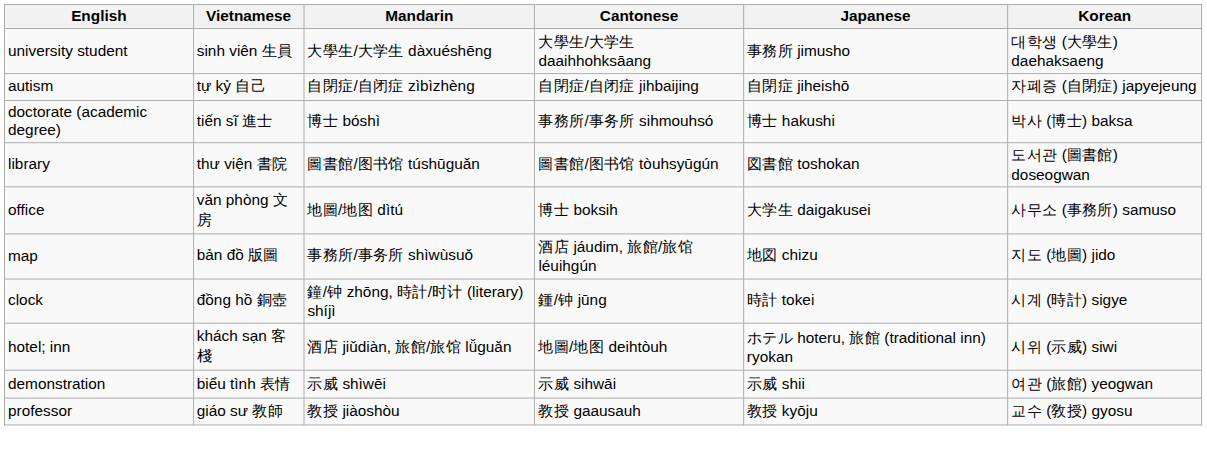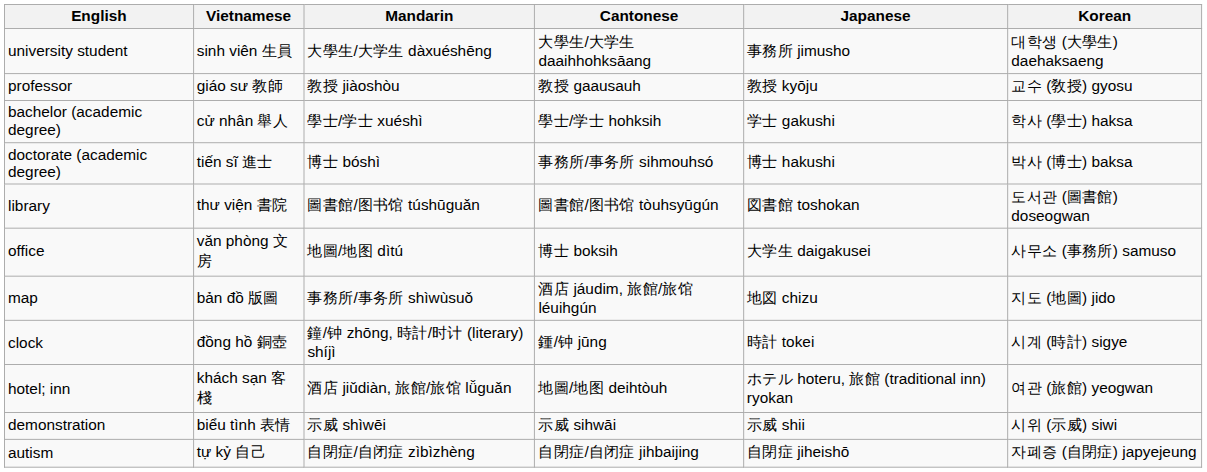rows swapped: (40, 411) <-> (31, 86)
+ row: (75, 121)
(1064, 346) 시위 (示威) siwi -> (1082, 388) 여관 (旅館) yeogwan
(1082, 383) 여관 (旅館) yeogwan -> (1064, 425) 시위 (示威) siwi
